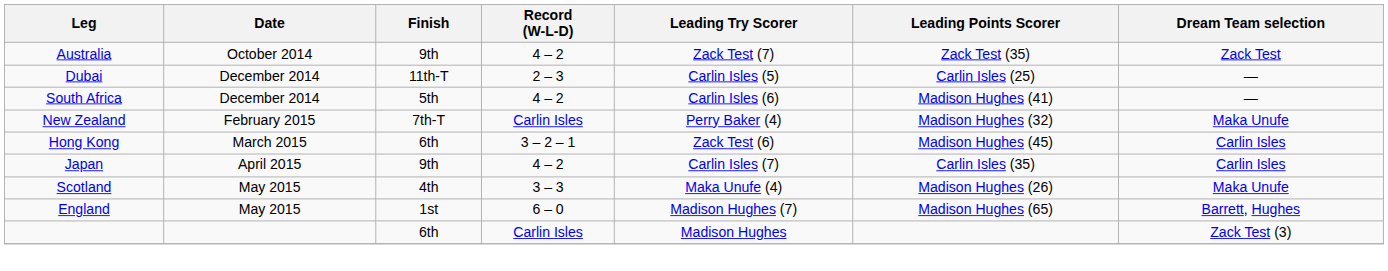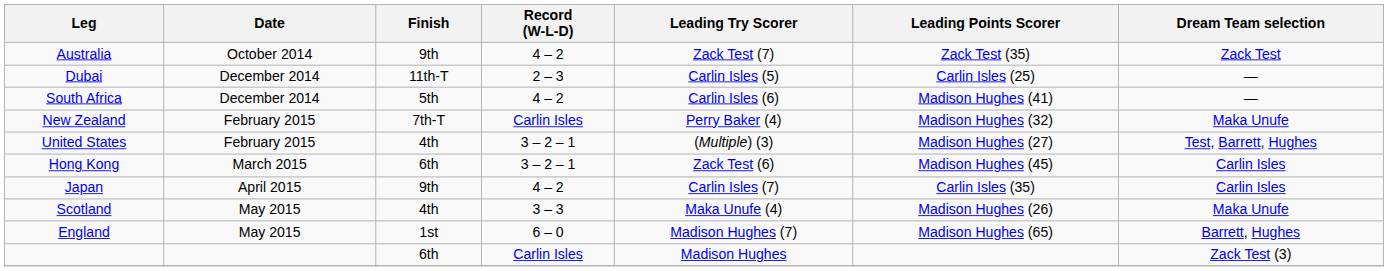+ row: (84, 143)
